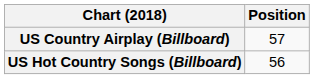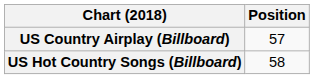(277, 62) 56 -> (277, 62) 58
